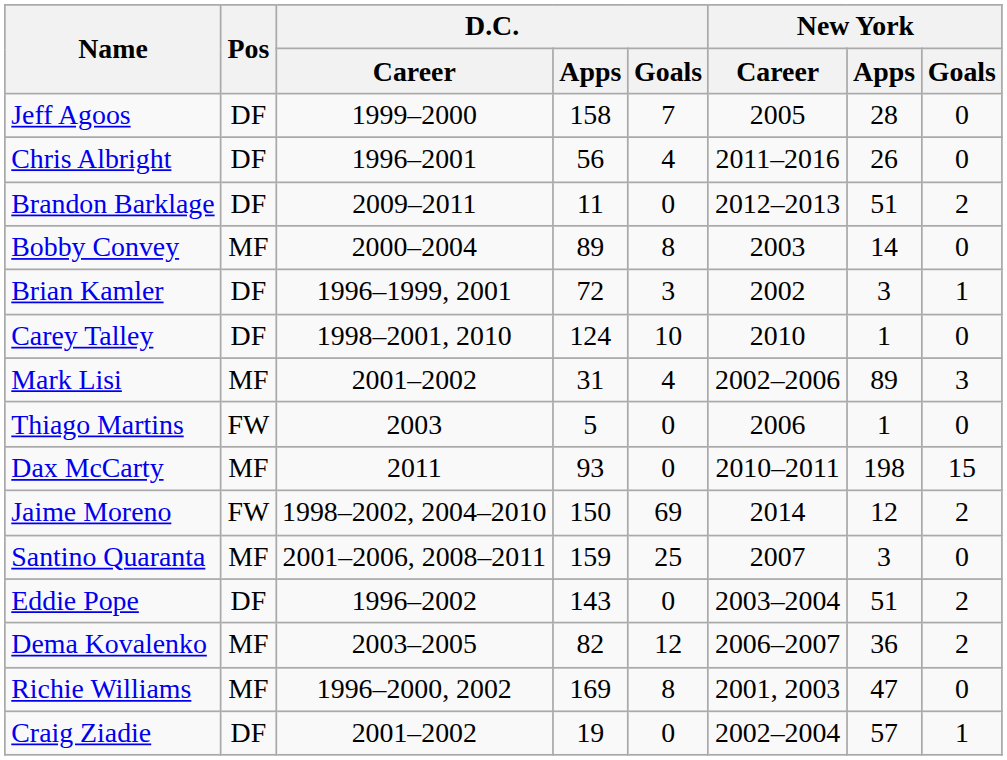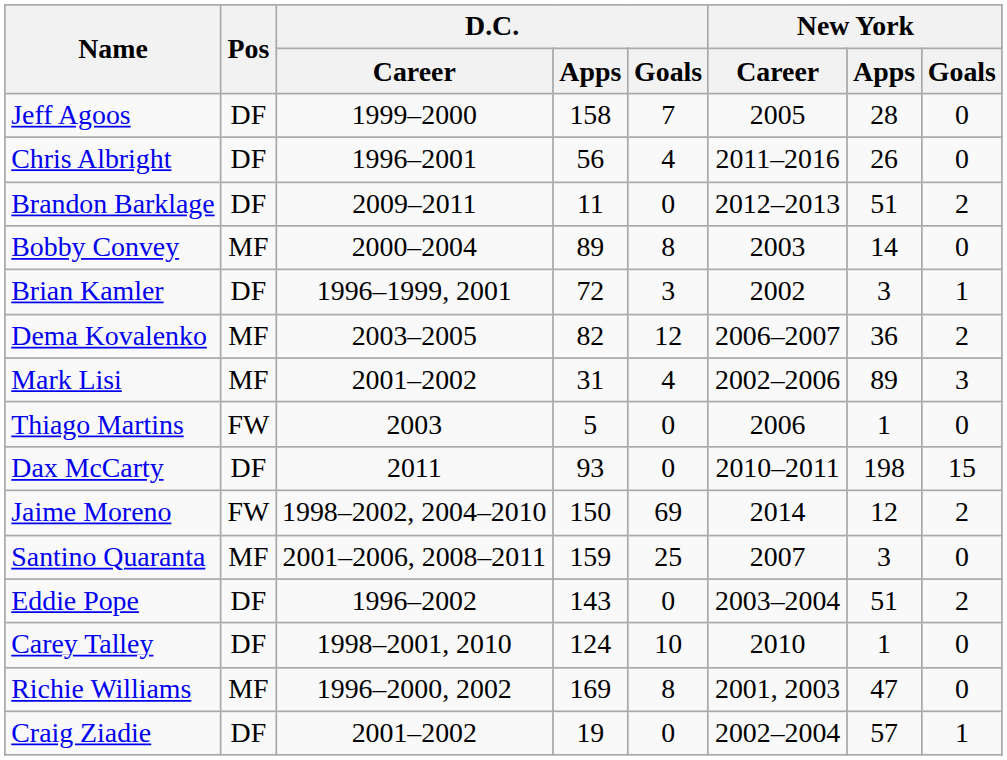rows swapped: (109, 644) <-> (82, 335)
(248, 468) MF -> (248, 468) DF
